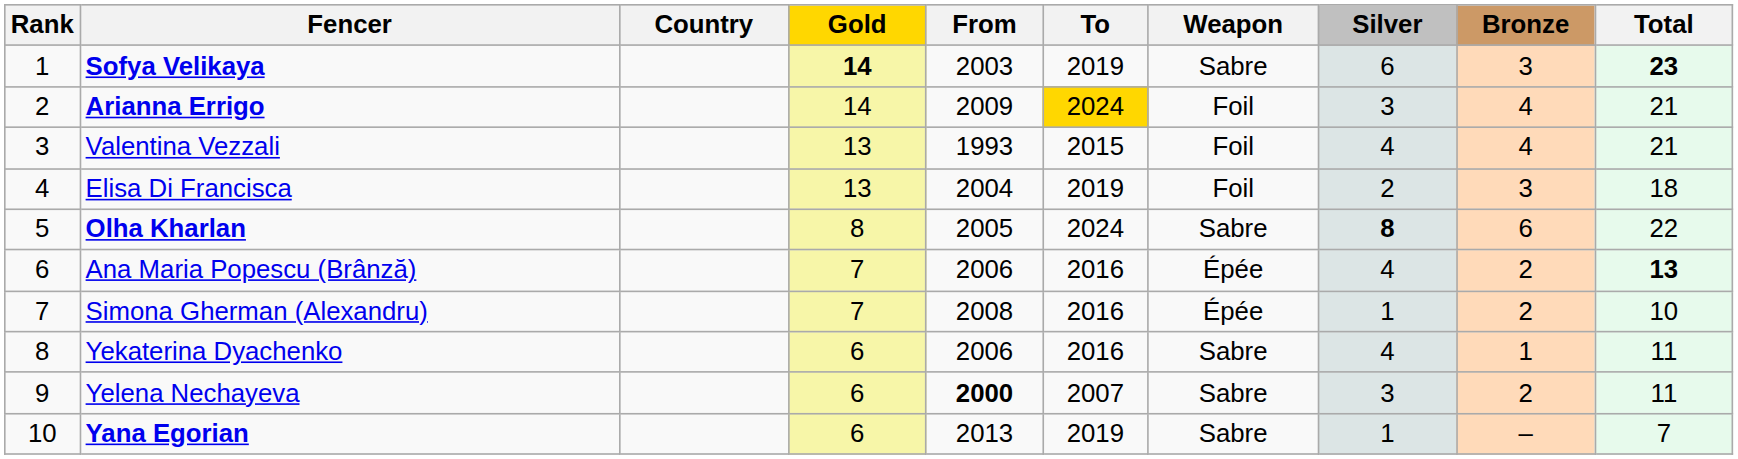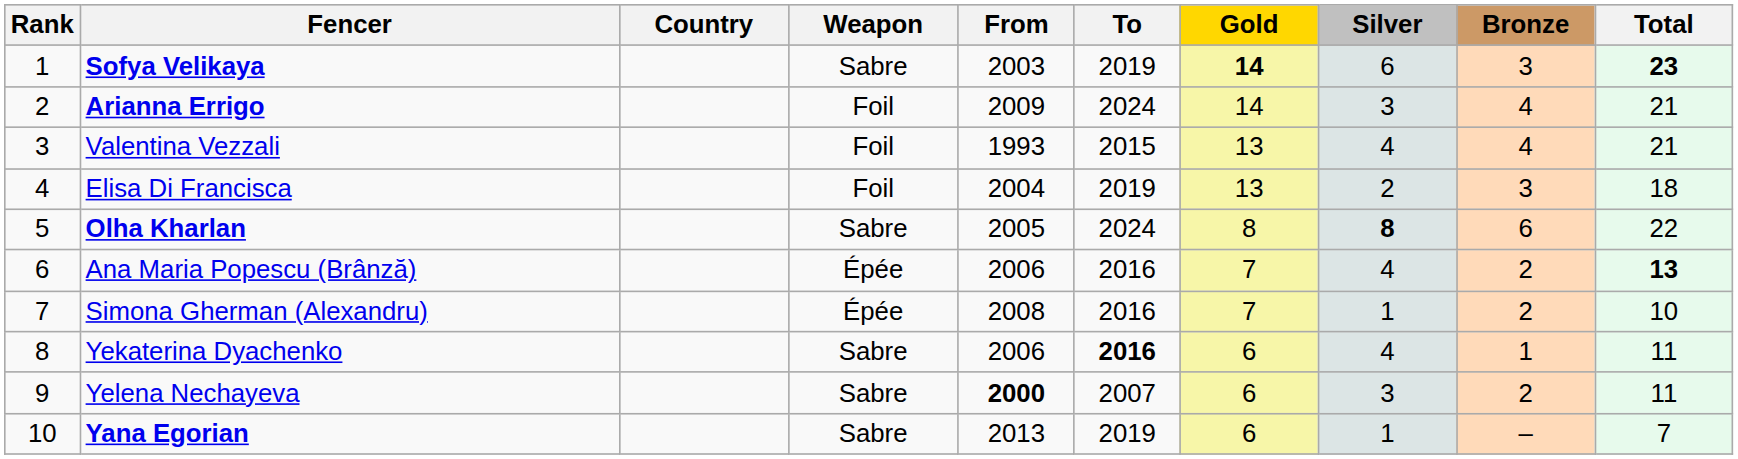columns swapped: (1233, 24) <-> (857, 24)
(1095, 106) gold background -> (1127, 106) no background
(1095, 351) normal -> (1127, 351) bold
